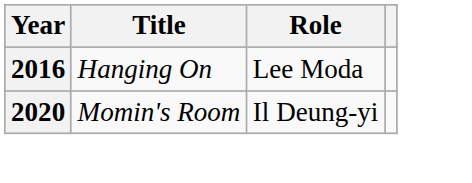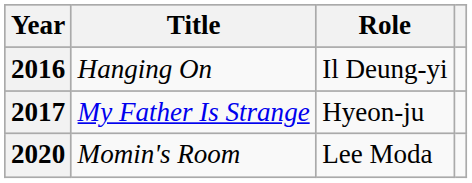(308, 68) Lee Moda -> (385, 68) Il Deung-yi
+ row: (38, 111)
(316, 111) Il Deung-yi -> (377, 154) Lee Moda
